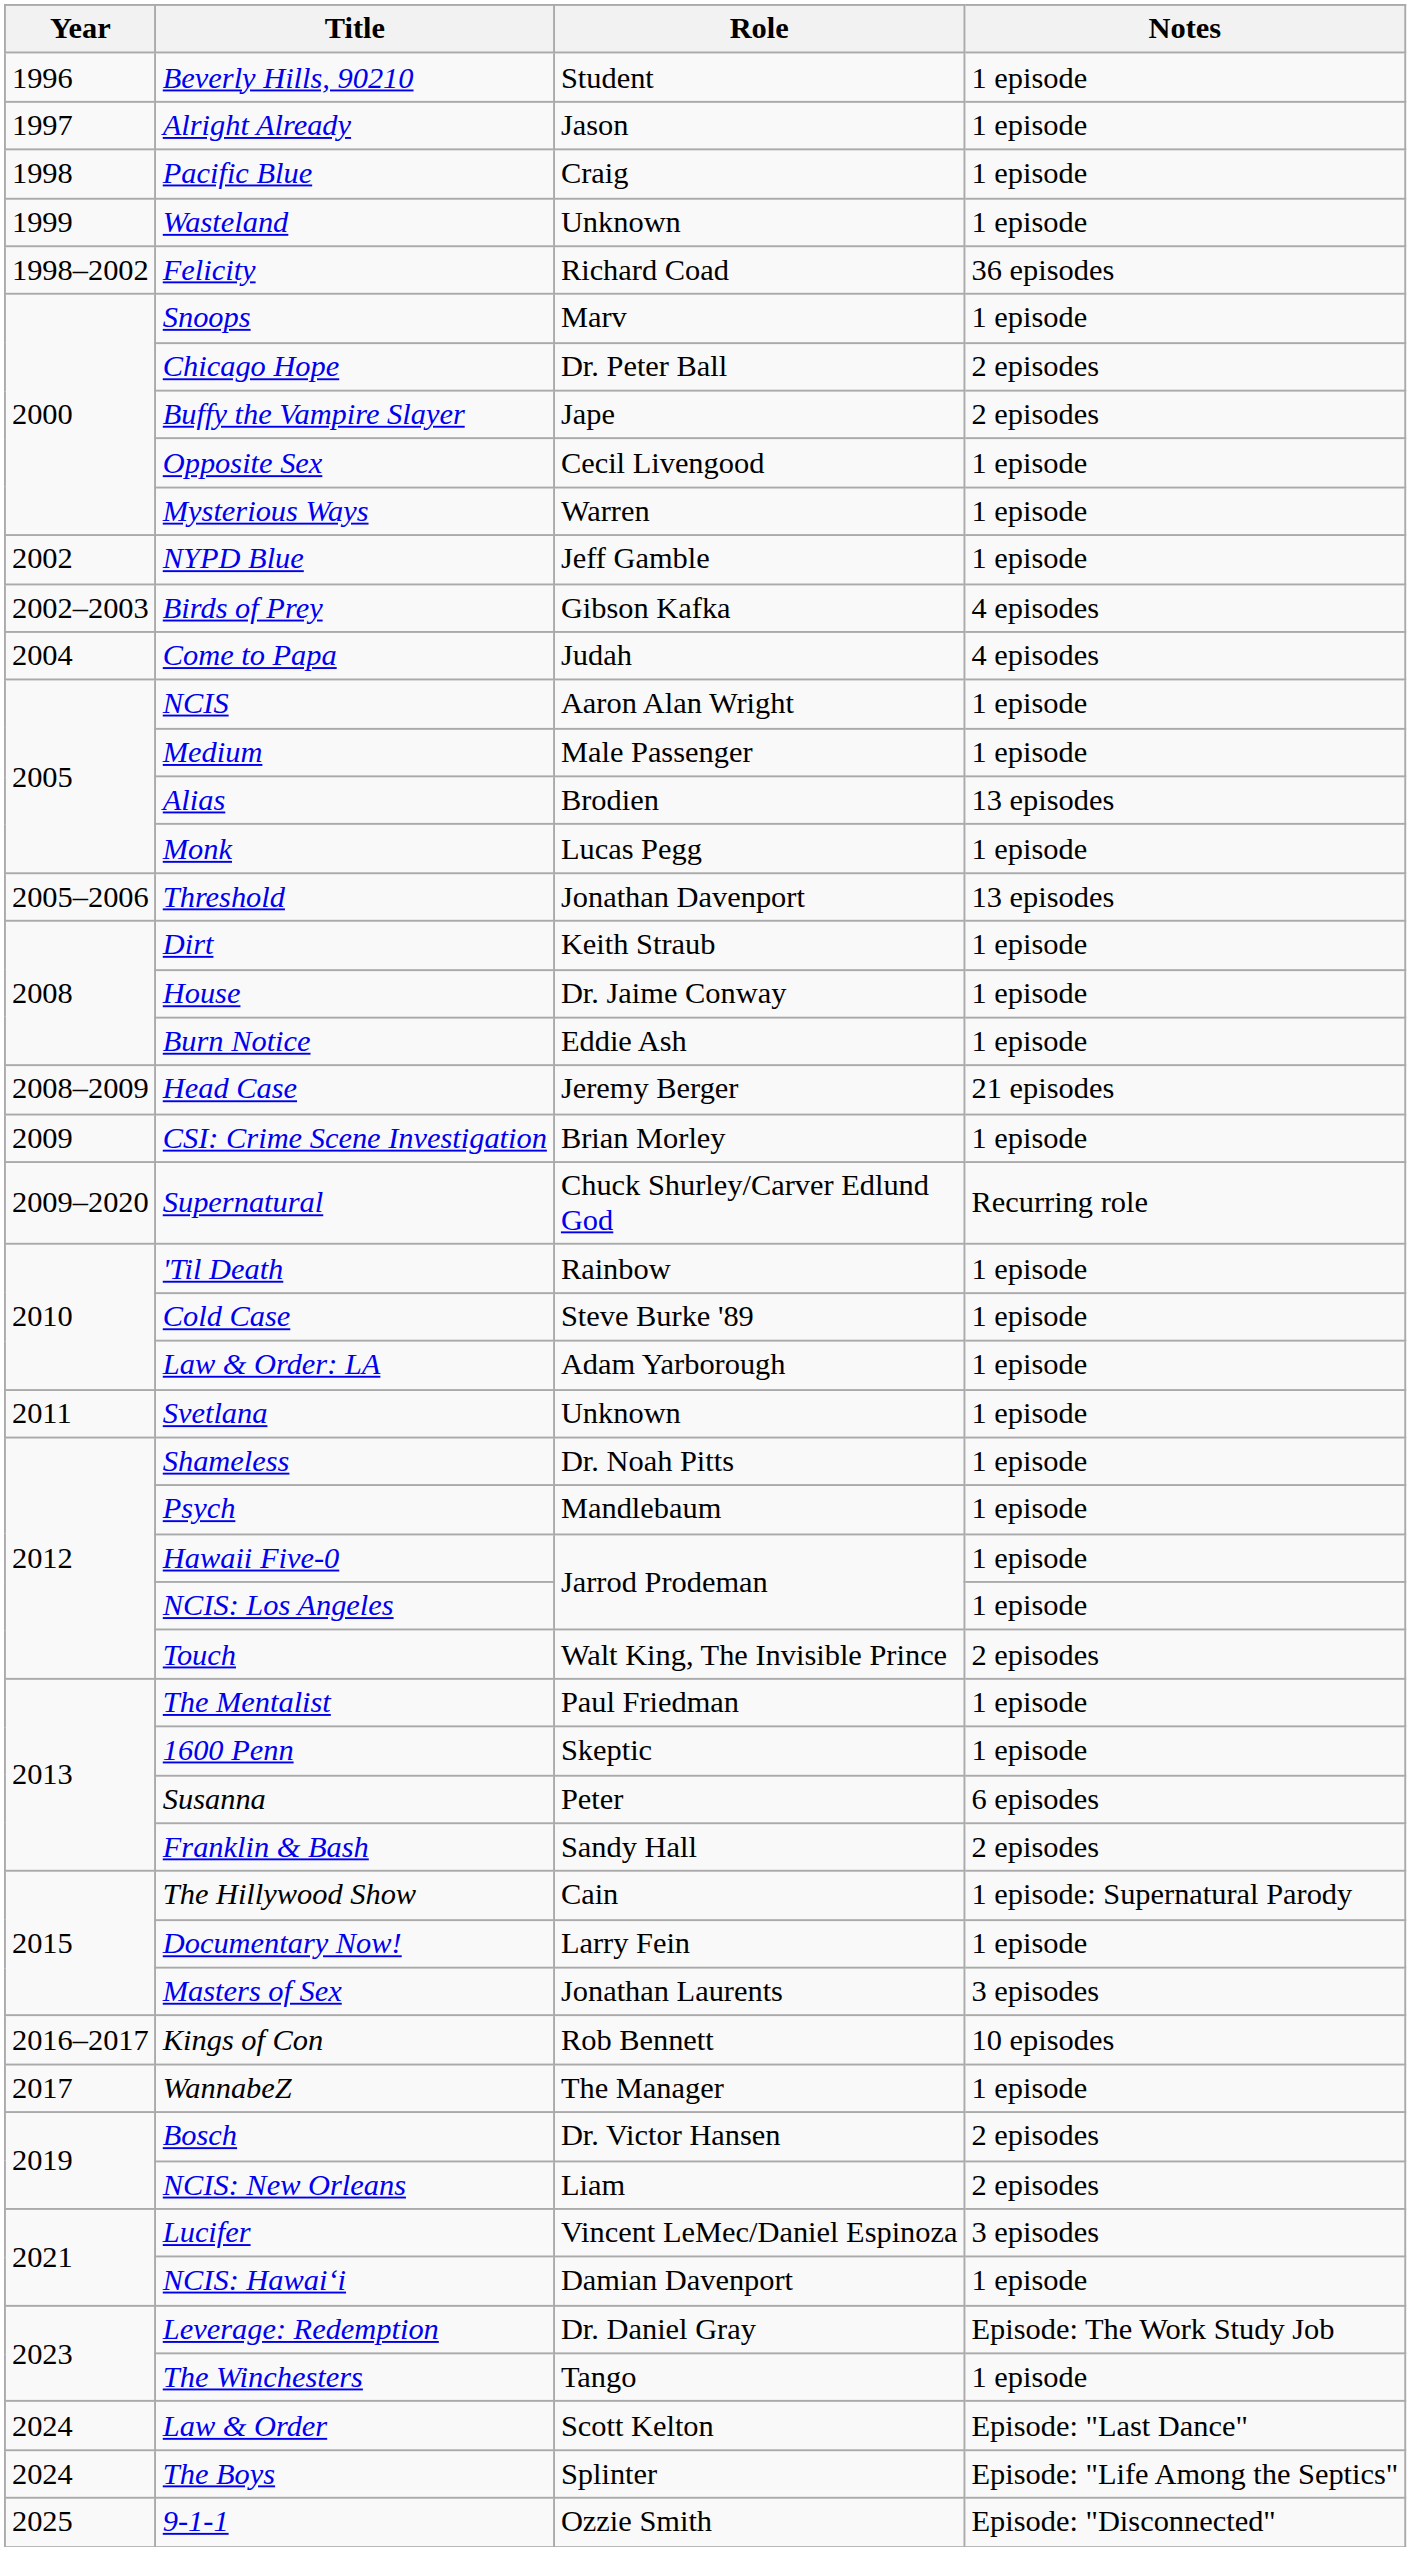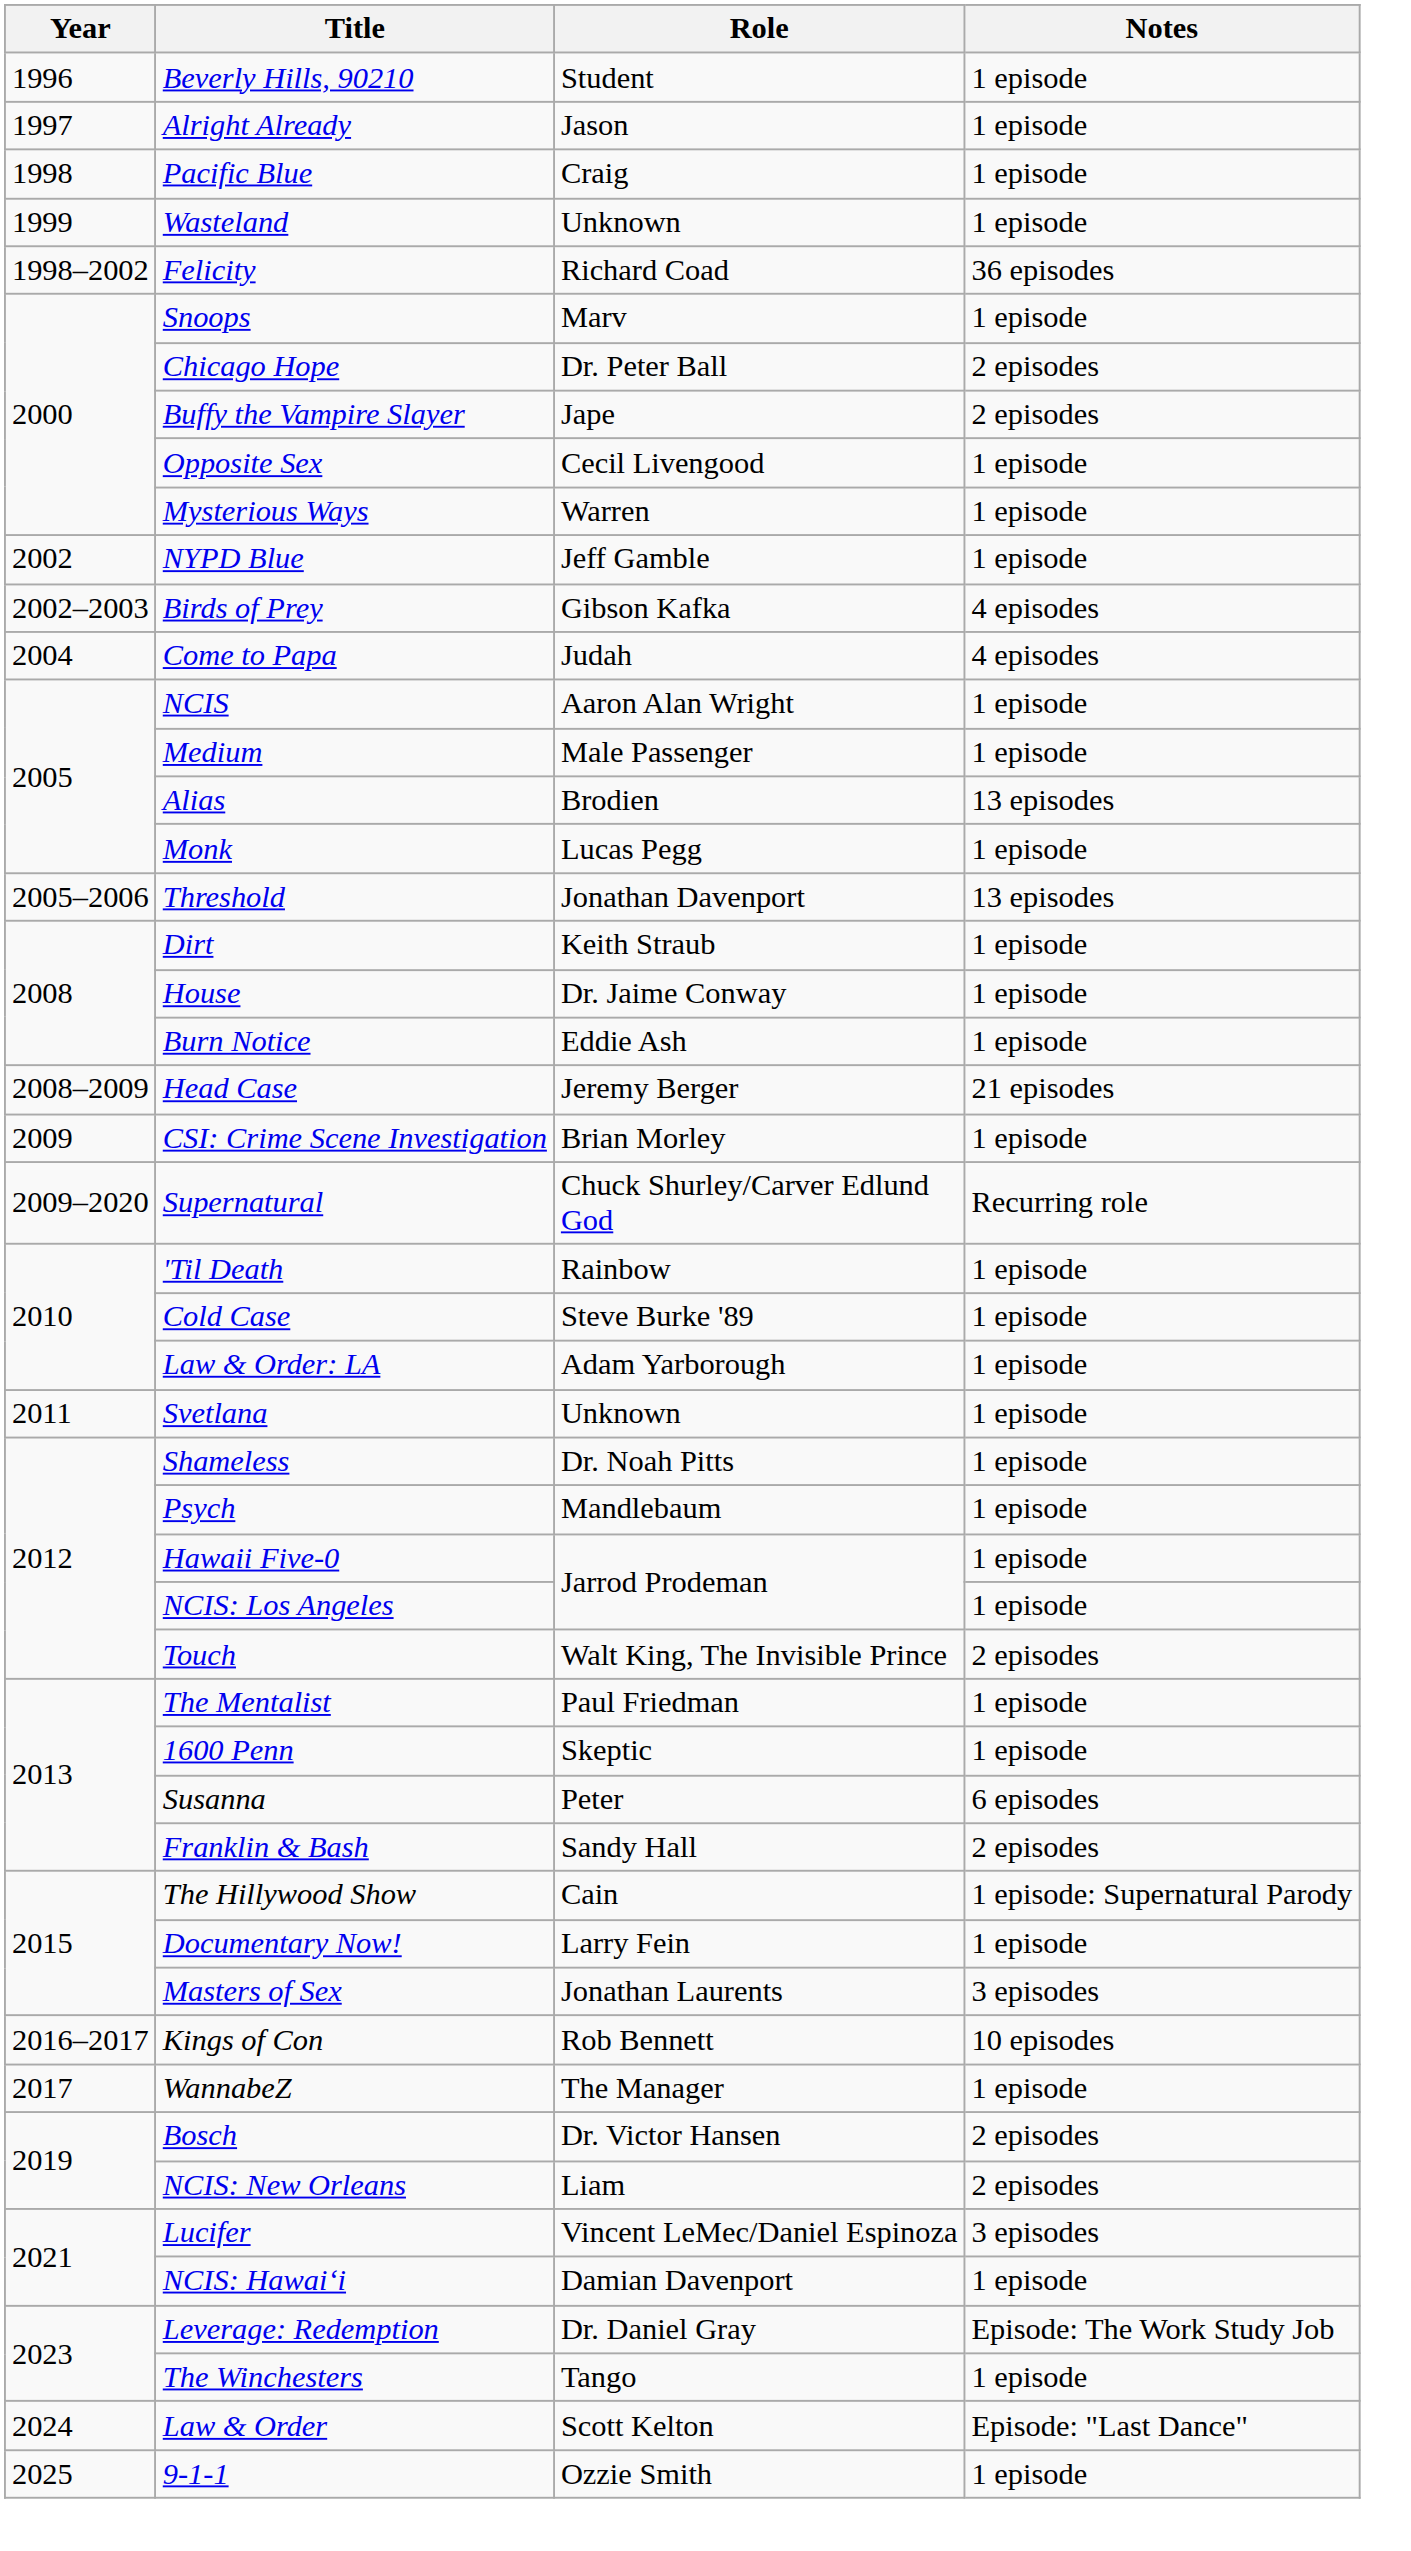- row: (219, 2473)
(1124, 2521) Episode: "Disconnected" -> (1029, 2473) 1 episode
